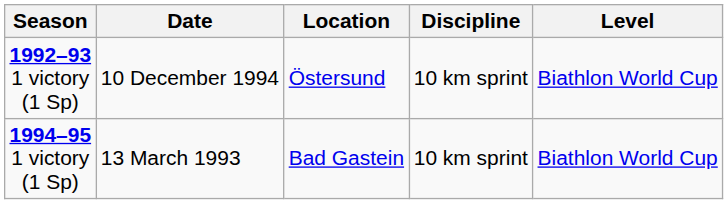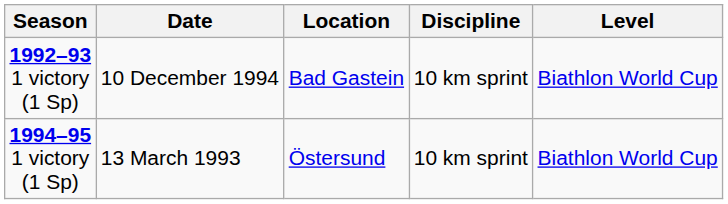(337, 77) Östersund -> (346, 77) Bad Gastein
(346, 158) Bad Gastein -> (337, 158) Östersund
